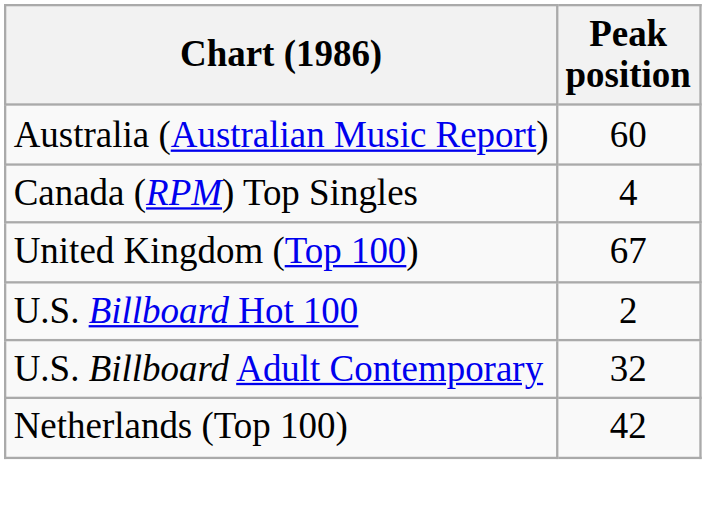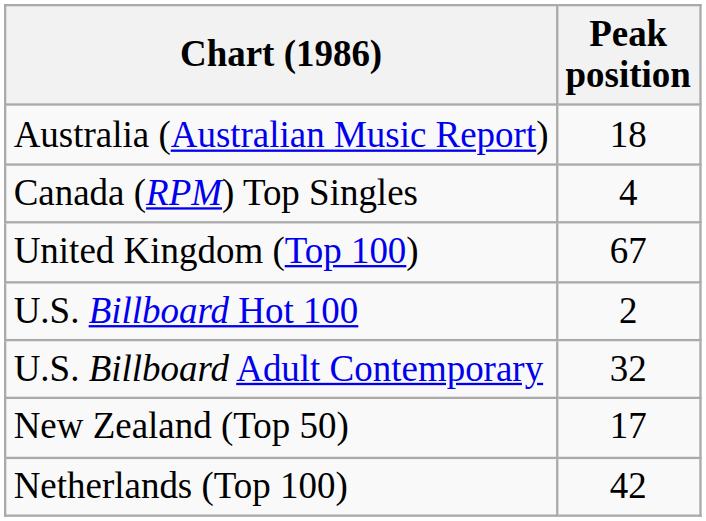(628, 134) 60 -> (628, 134) 18
+ row: (181, 427)
